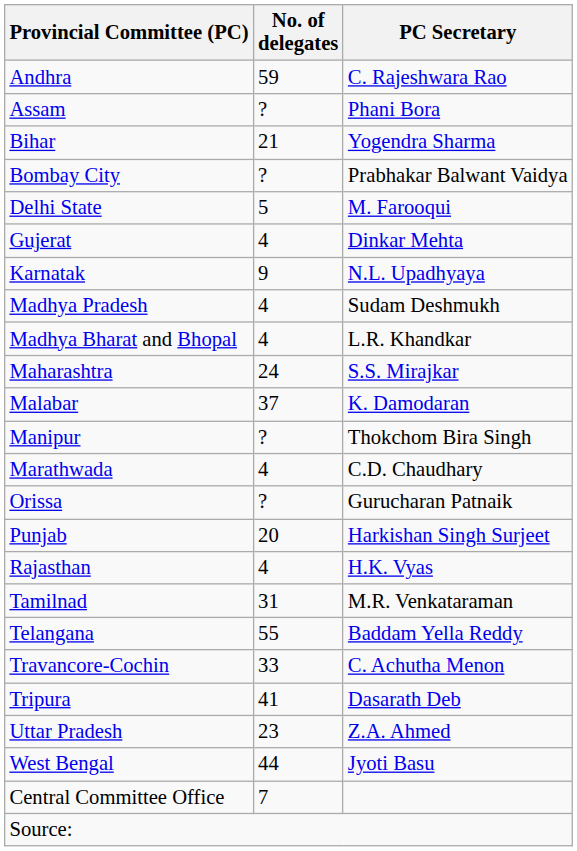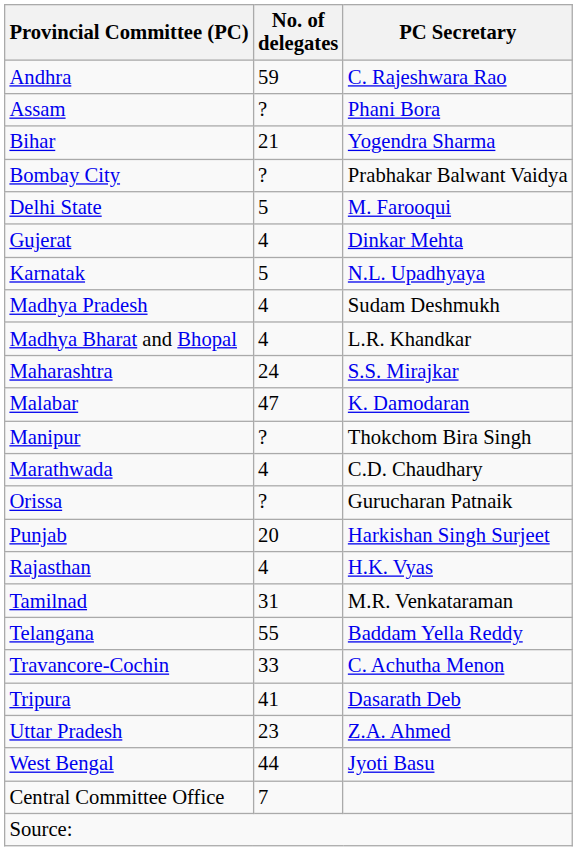(263, 273) 9 -> (263, 273) 5
(268, 404) 37 -> (268, 404) 47
